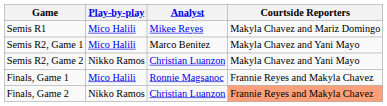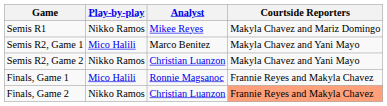(112, 28) Mico Halili -> (117, 28) Nikko Ramos
